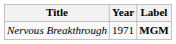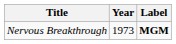(123, 30) 1971 -> (123, 30) 1973
